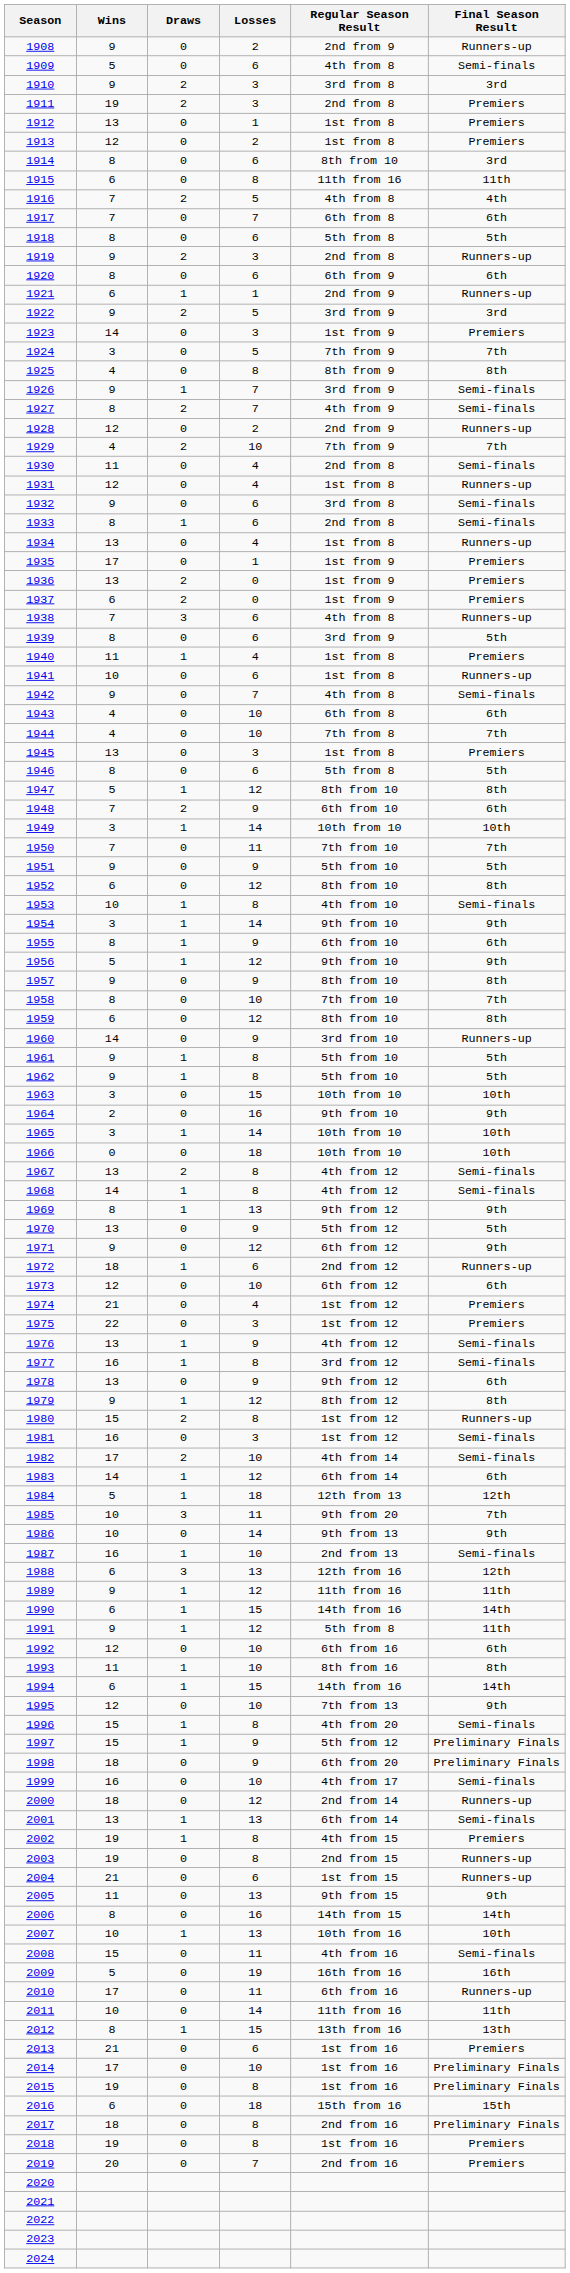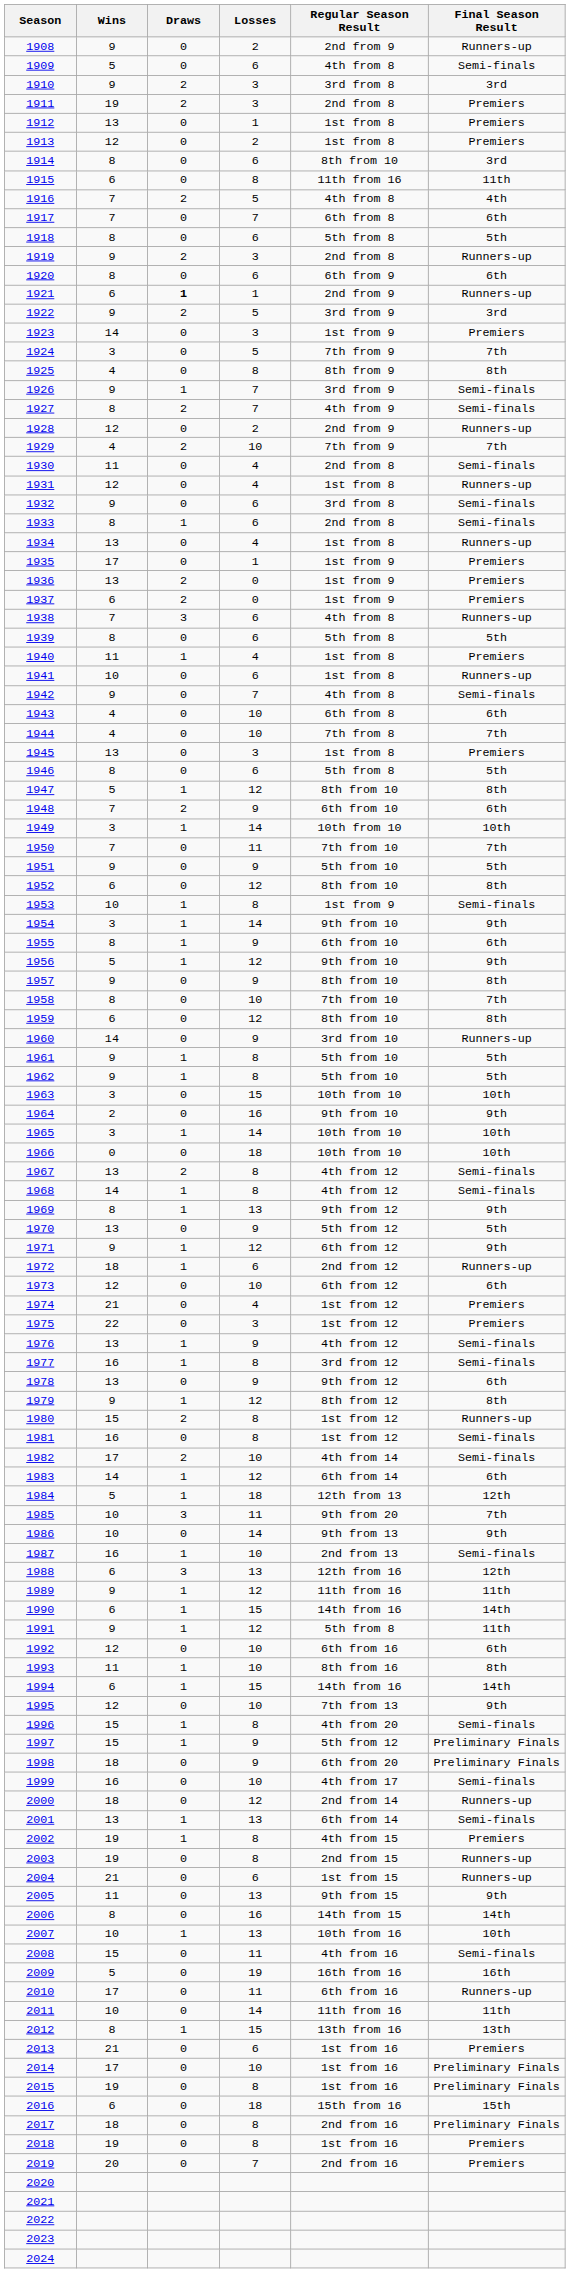(184, 294) normal -> (184, 294) bold
(360, 638) 3rd from 9 -> (360, 638) 5th from 8
(360, 905) 4th from 10 -> (360, 905) 1st from 9
(184, 1248) 0 -> (184, 1248) 1
(255, 1439) 3 -> (255, 1439) 8
